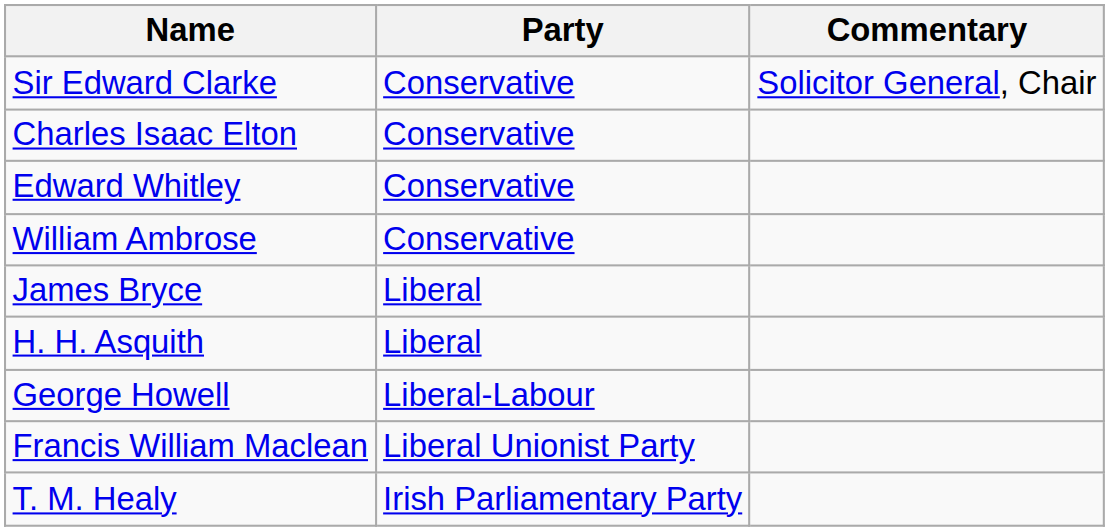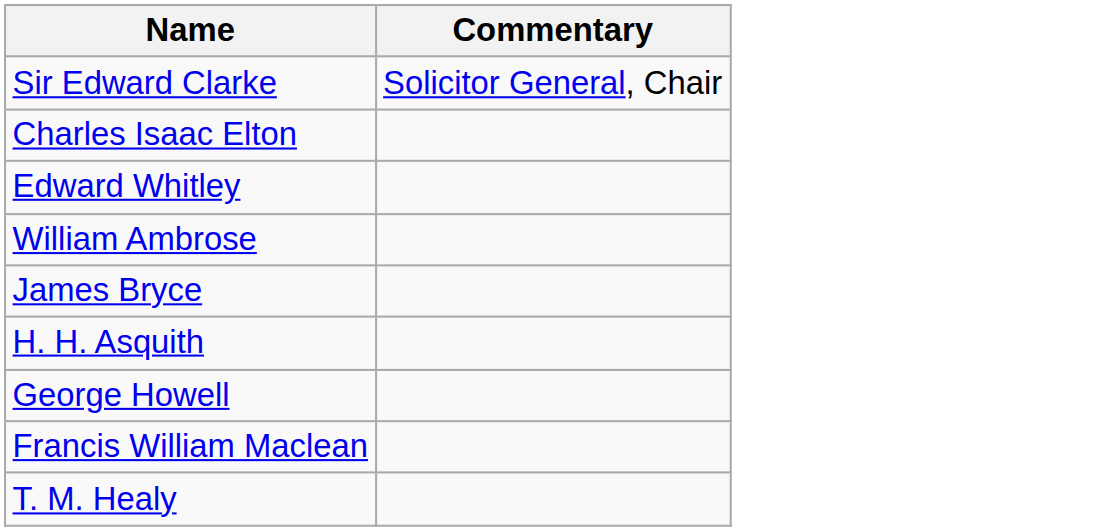- column: (563, 30)
